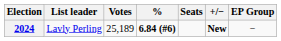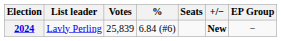(120, 28) 25,189 -> (120, 28) 25,839
(157, 28) bold -> (157, 28) normal
